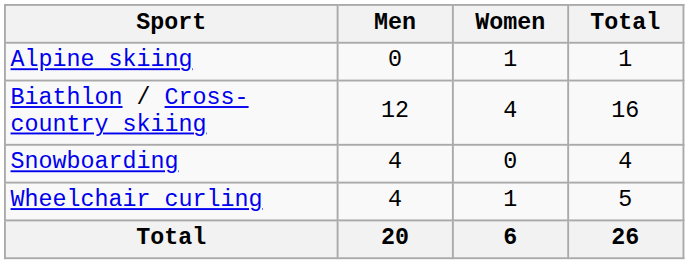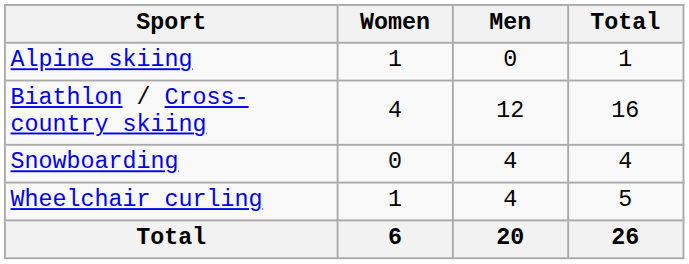columns swapped: (395, 24) <-> (510, 24)
